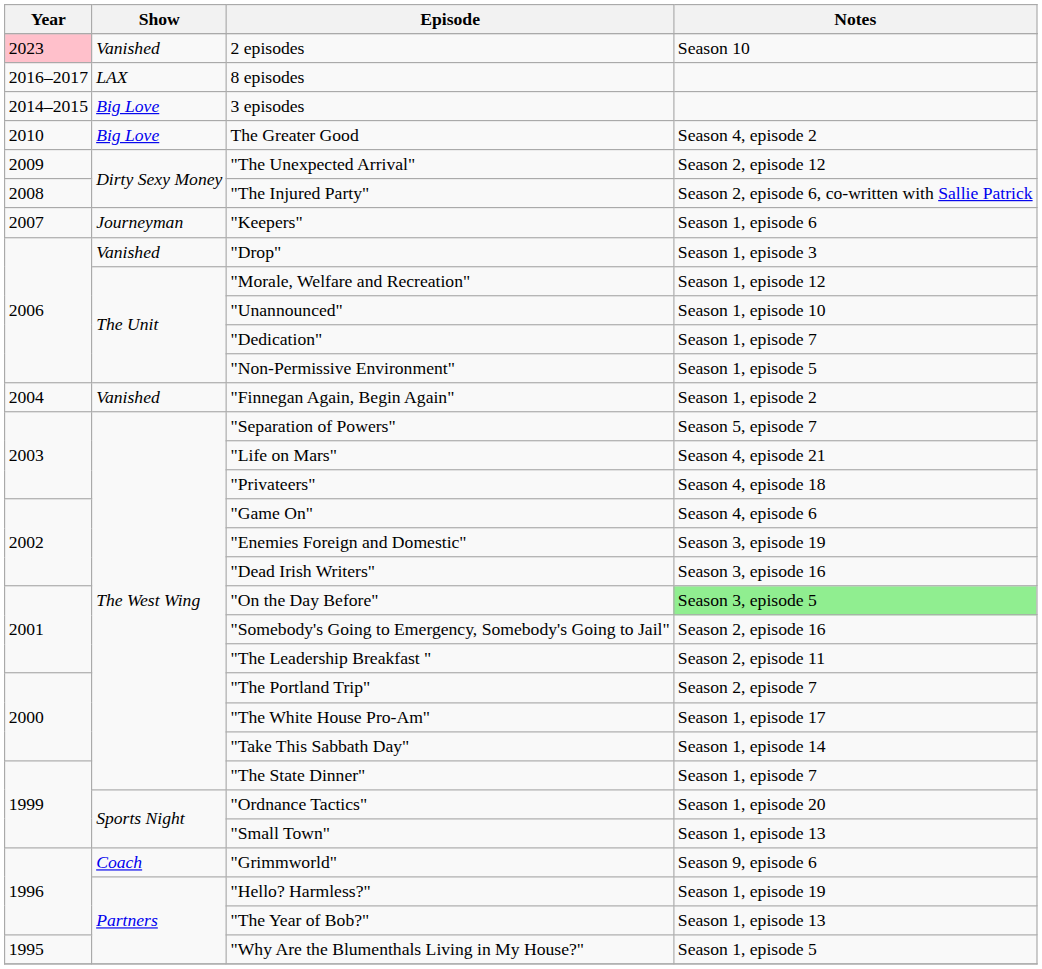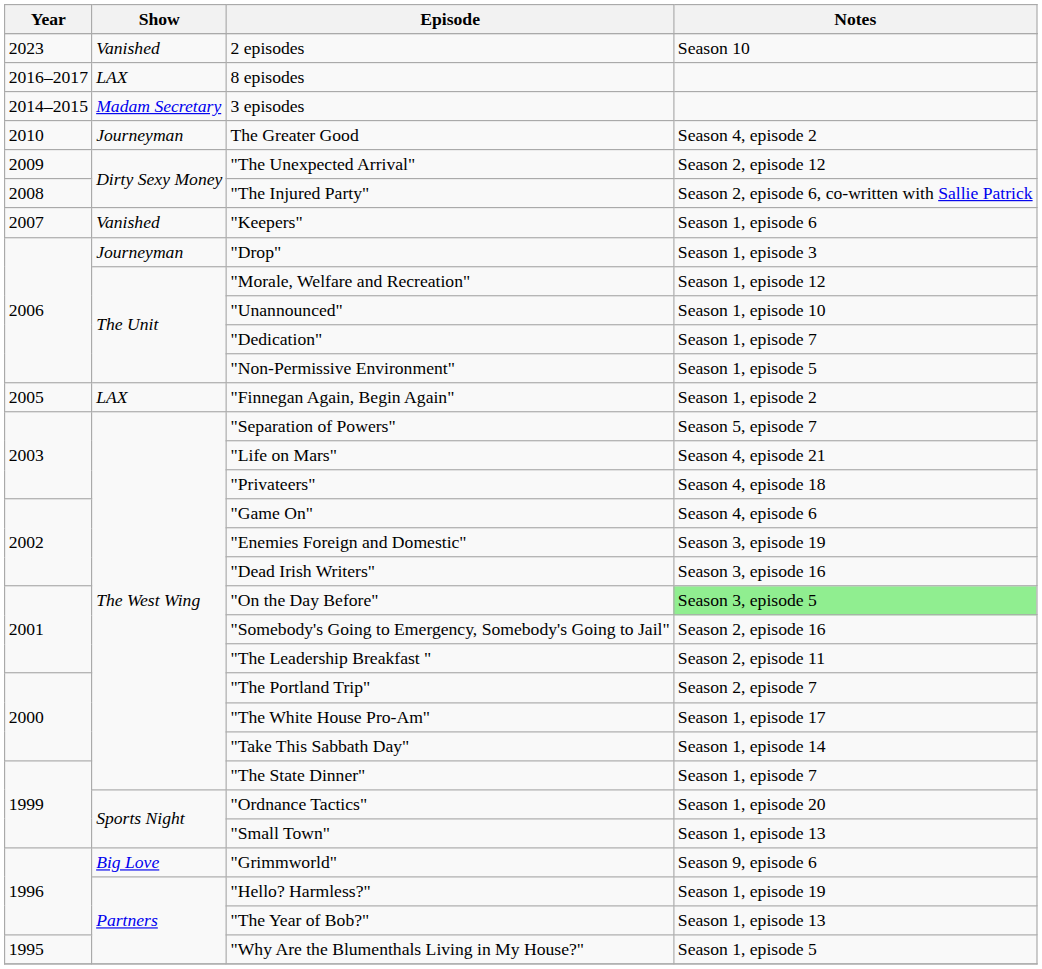(26, 48) pink background -> (26, 48) no background
(128, 106) Big Love -> (159, 106) Madam Secretary
(128, 135) Big Love -> (140, 135) Journeyman
(140, 222) Journeyman -> (128, 222) Vanished
(128, 251) Vanished -> (140, 251) Journeyman
(26, 397) 2004 -> (26, 397) 2005
(128, 397) Vanished -> (112, 397) LAX
(119, 862) Coach -> (128, 862) Big Love
